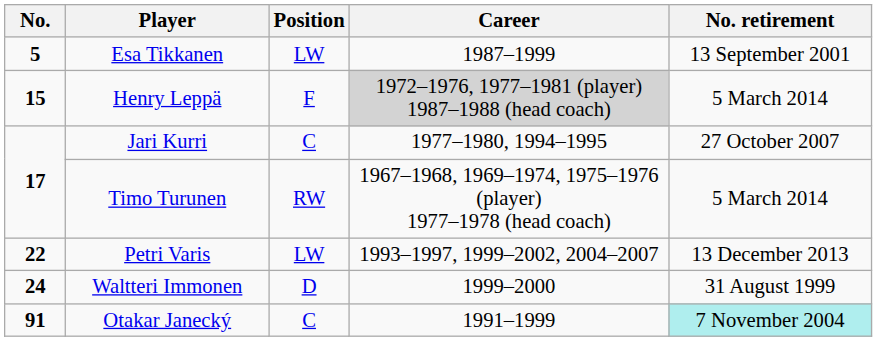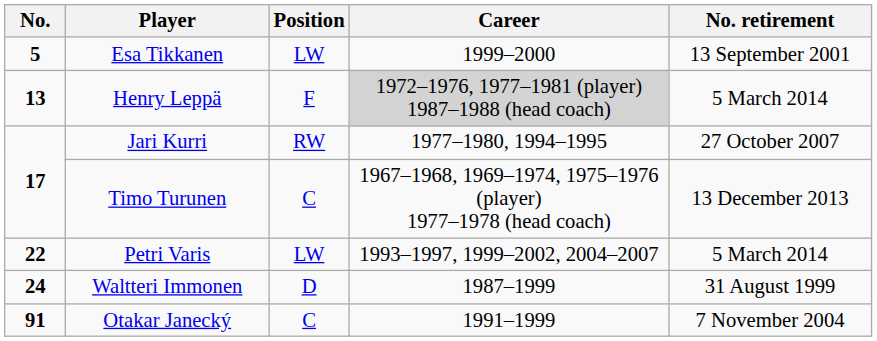(509, 53) 1987–1999 -> (509, 53) 1999–2000
(35, 97) 15 -> (35, 97) 13
(309, 142) C -> (309, 142) RW
(309, 198) RW -> (309, 198) C
(770, 198) 5 March 2014 -> (770, 198) 13 December 2013
(770, 254) 13 December 2013 -> (770, 254) 5 March 2014
(509, 286) 1999–2000 -> (509, 286) 1987–1999
(770, 319) paleturquoise background -> (770, 319) no background
